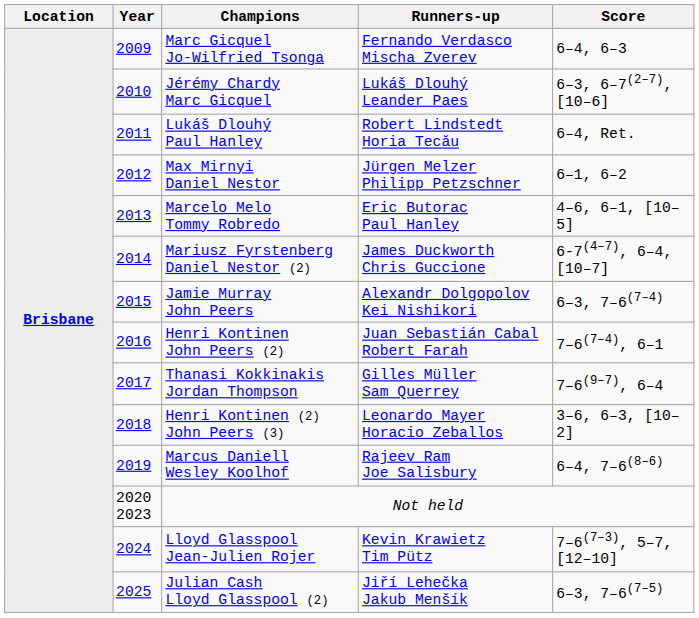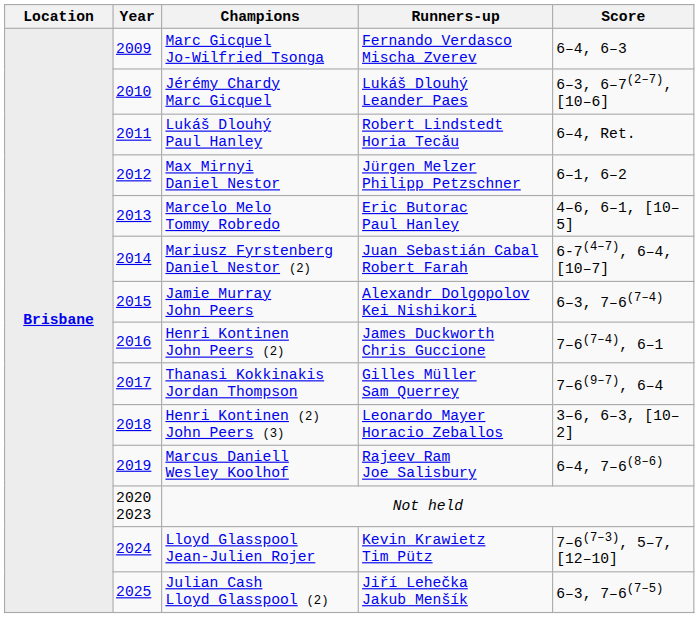(428, 259) James Duckworth Chris Guccione -> (450, 259) Juan Sebastián Cabal Robert Farah
(450, 343) Juan Sebastián Cabal Robert Farah -> (428, 343) James Duckworth Chris Guccione
